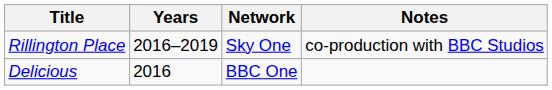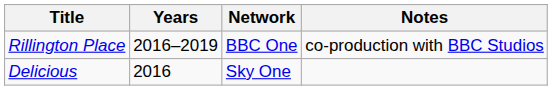(258, 44) Sky One -> (262, 44) BBC One
(262, 71) BBC One -> (258, 71) Sky One
